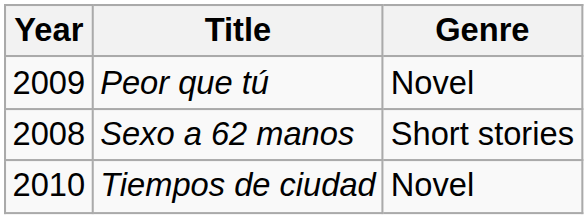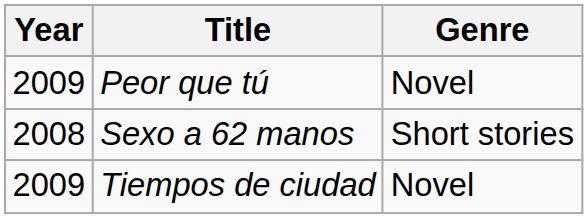(49, 185) 2010 -> (49, 185) 2009
